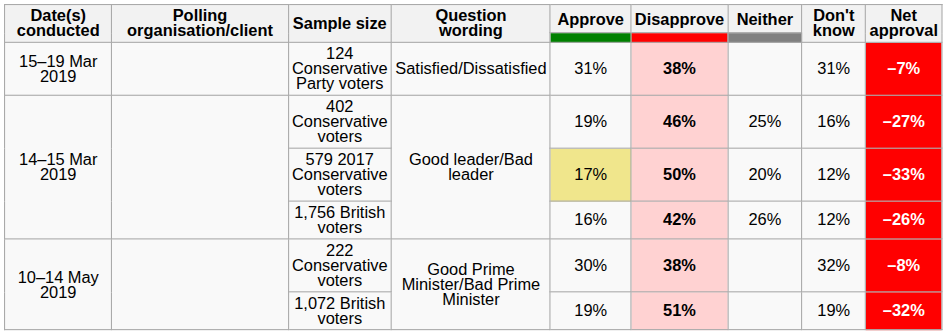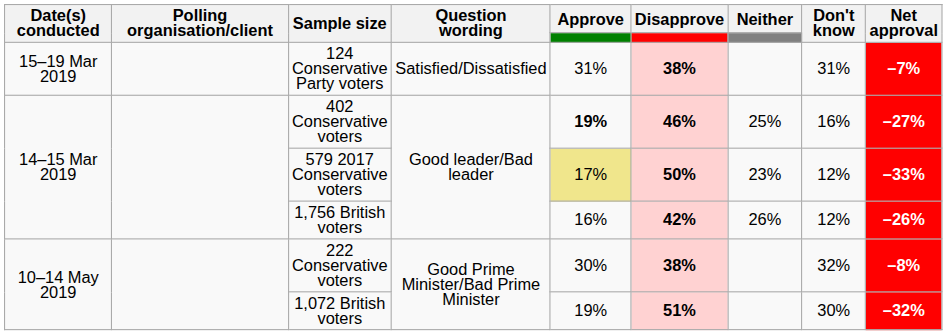(591, 122) normal -> (591, 122) bold
(765, 175) 20% -> (765, 175) 23%
(834, 311) 19% -> (834, 311) 30%
